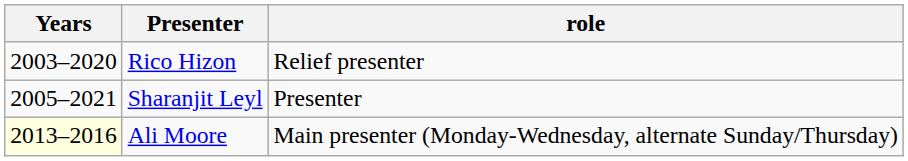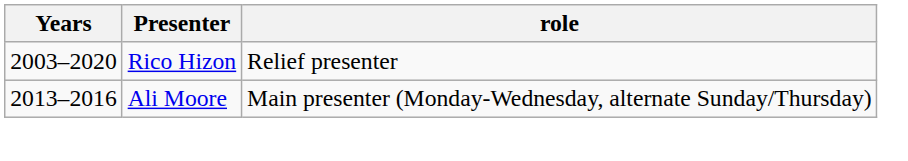- row: (195, 98)
(63, 135) lightyellow background -> (63, 98) no background
